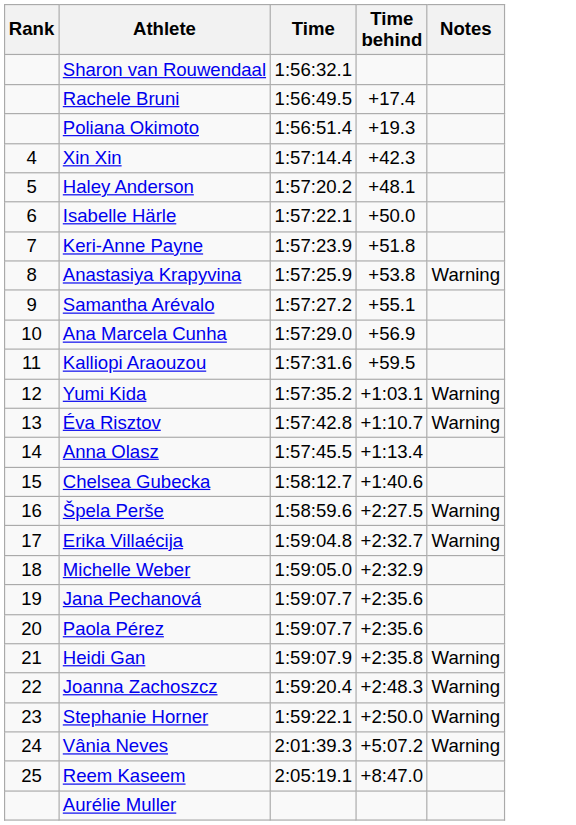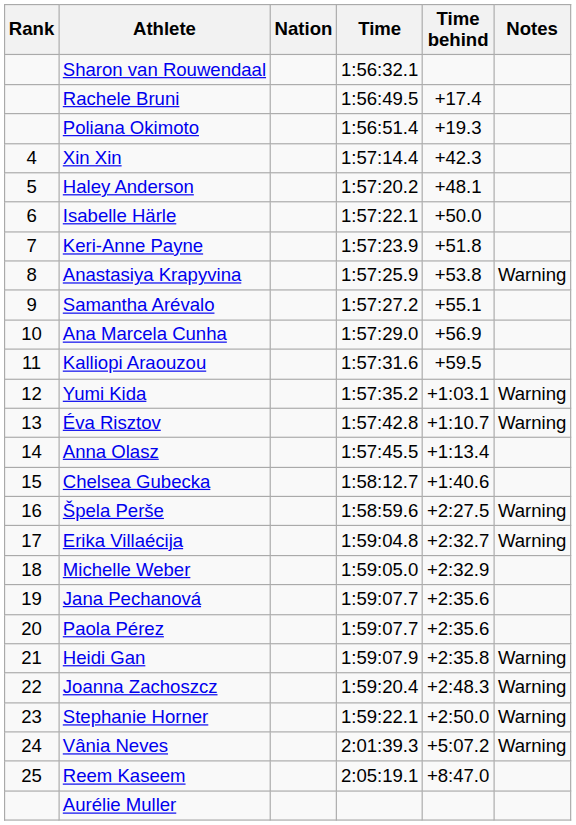+ column: (303, 29)
